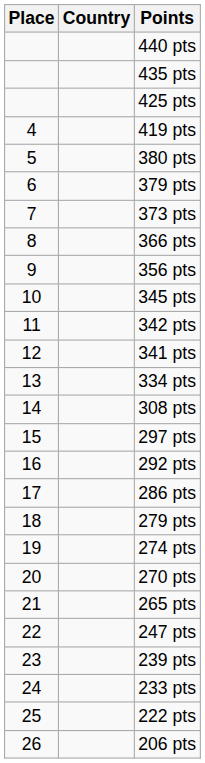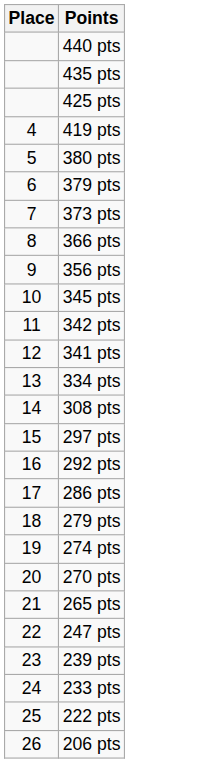- column: (96, 18)
